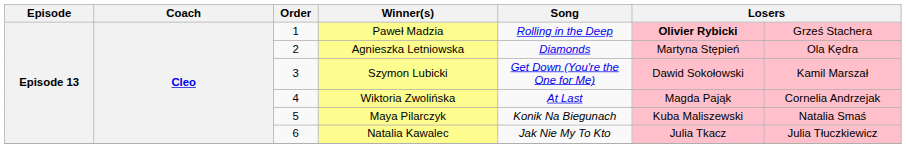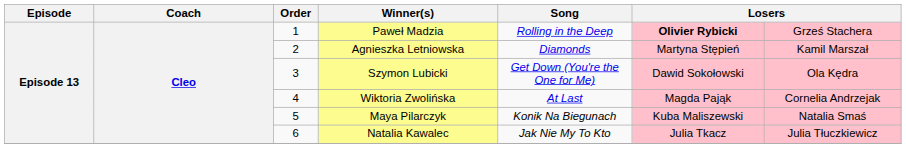(833, 49) Ola Kędra -> (833, 49) Kamil Marszał
(833, 73) Kamil Marszał -> (833, 73) Ola Kędra
